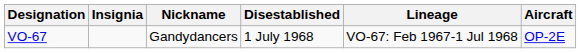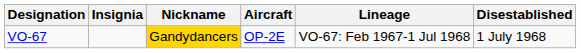columns swapped: (548, 15) <-> (292, 15)
(194, 36) no background -> (194, 36) gold background
